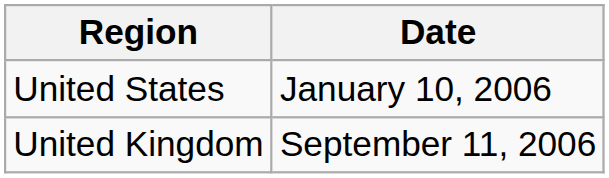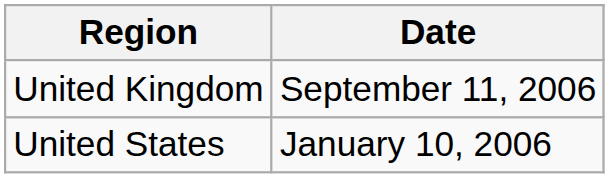rows swapped: (119, 88) <-> (138, 144)
